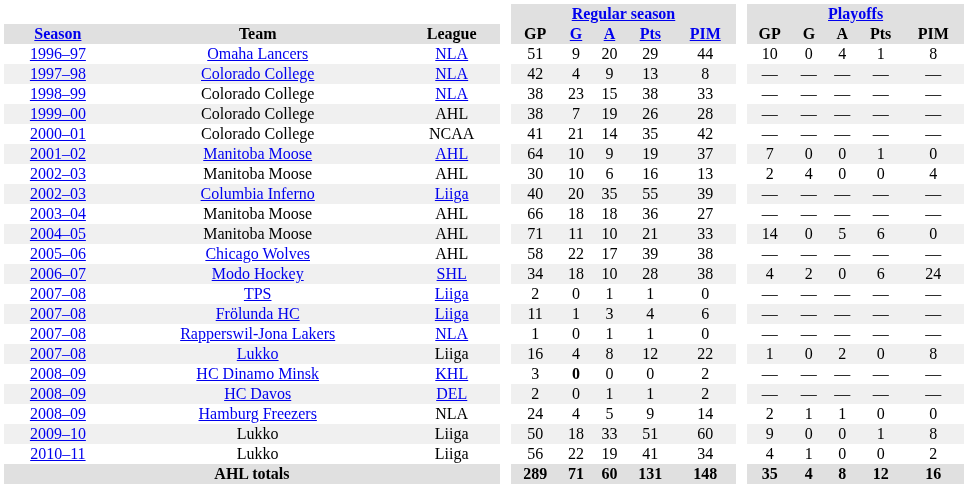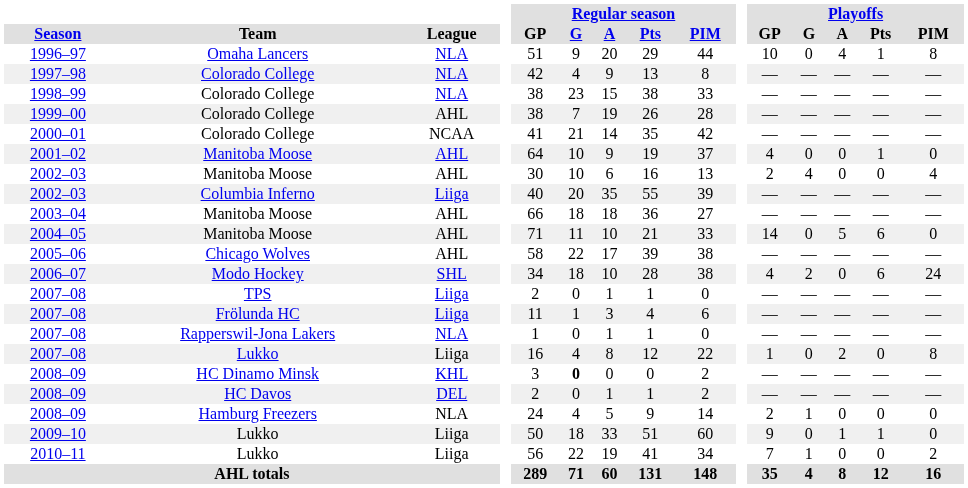(770, 154) 7 -> (770, 154) 4
(842, 414) 1 -> (842, 414) 0
(842, 434) 0 -> (842, 434) 1
(933, 434) 8 -> (933, 434) 0
(770, 454) 4 -> (770, 454) 7
